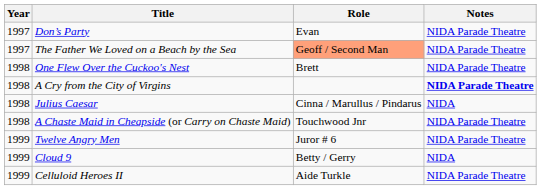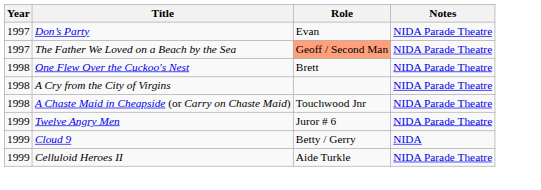(480, 85) bold -> (443, 85) normal
- row: (66, 103)
